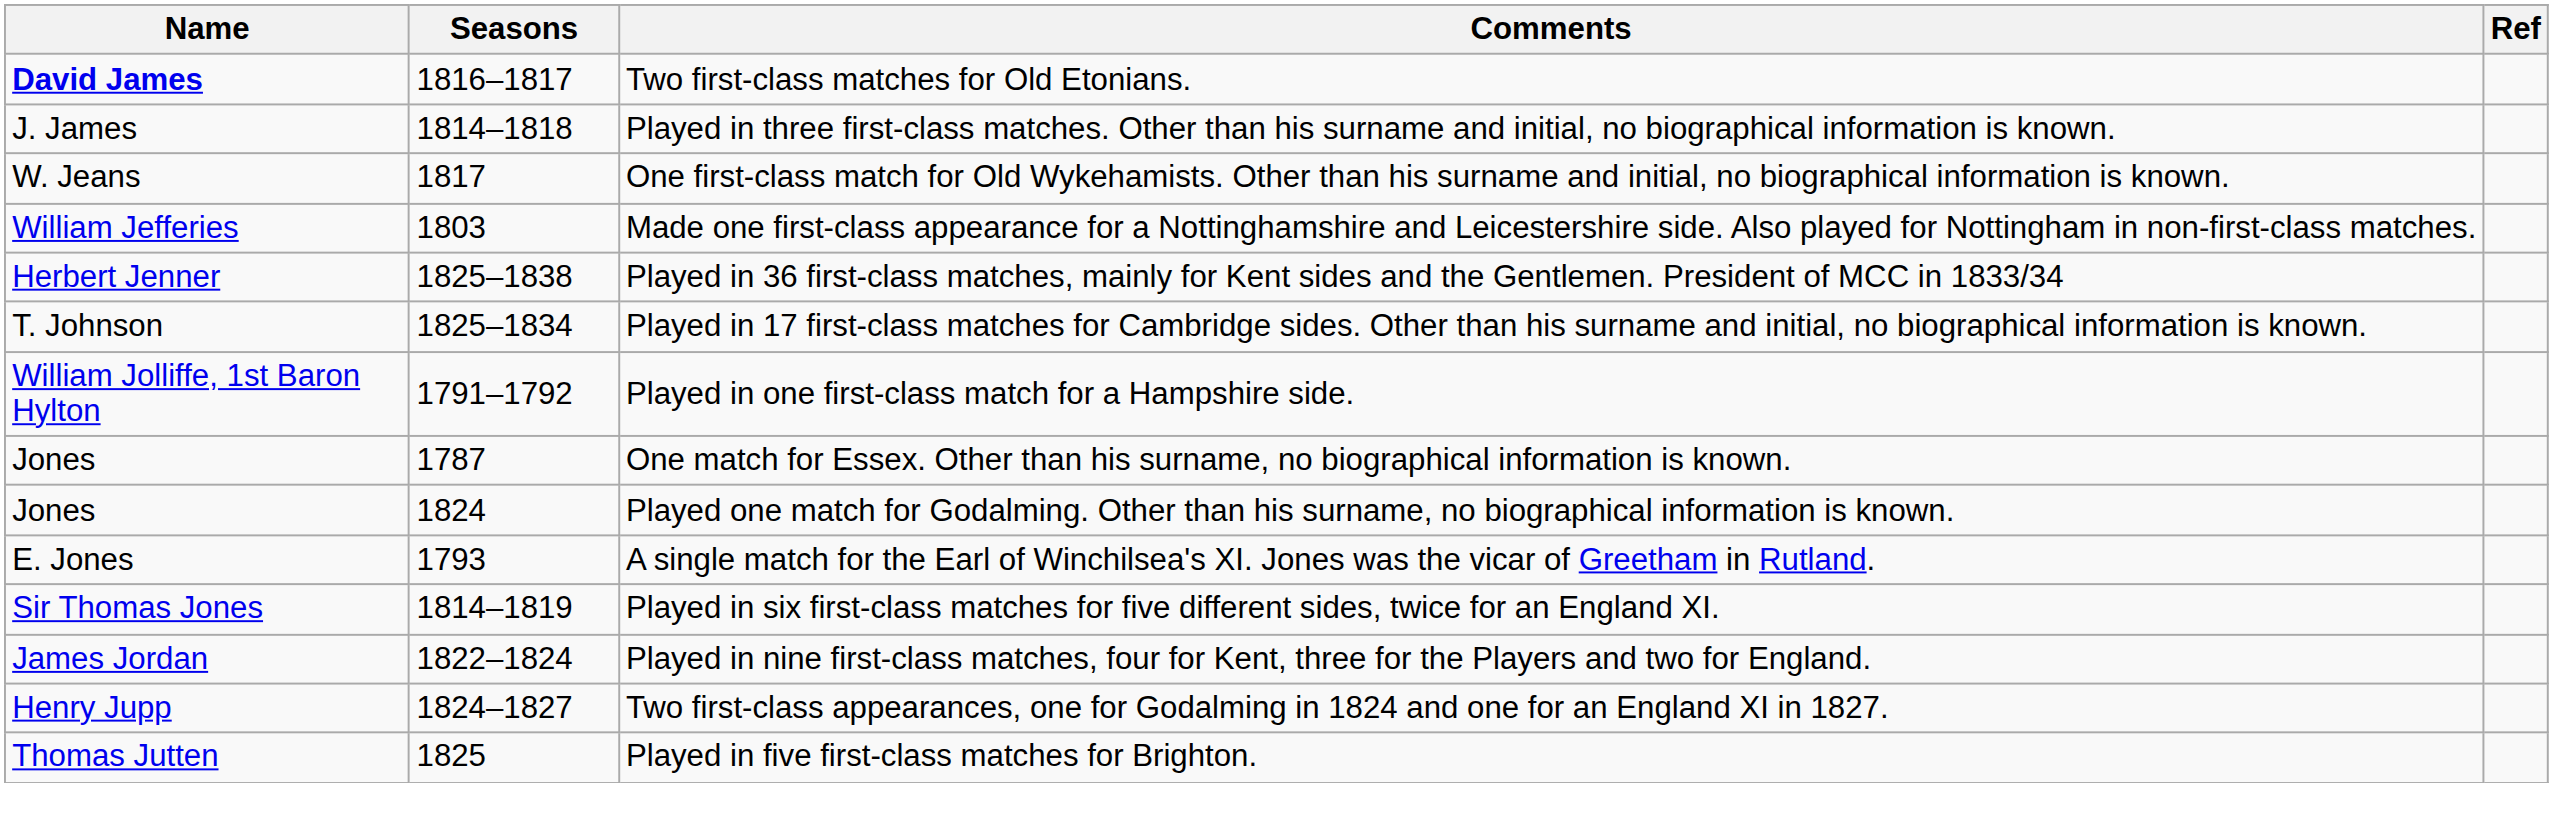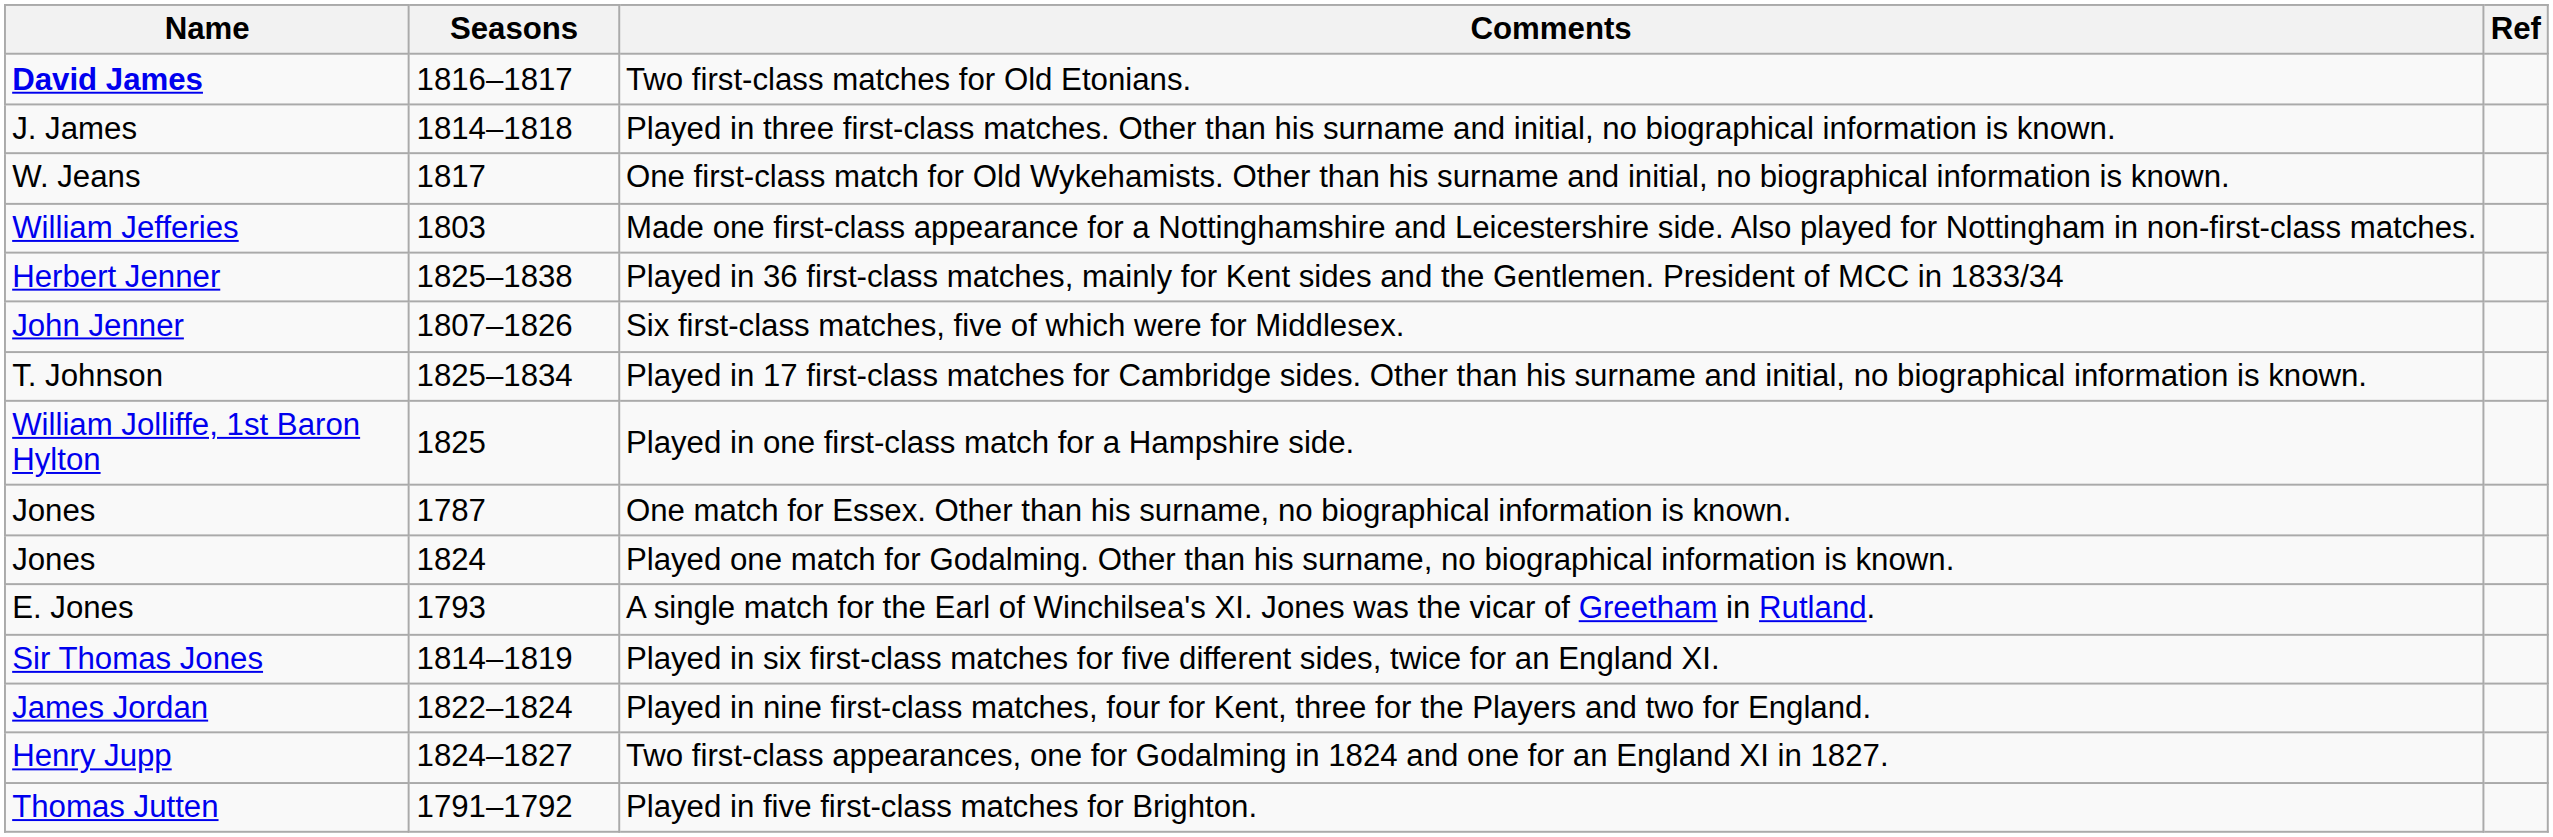+ row: (1015, 326)
(495, 393) 1791–1792 -> (451, 442) 1825
(451, 757) 1825 -> (495, 806) 1791–1792
